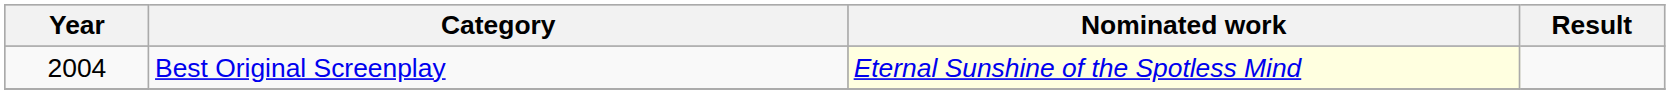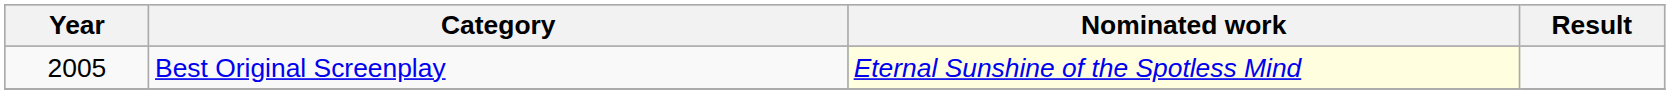(77, 67) 2004 -> (77, 67) 2005
